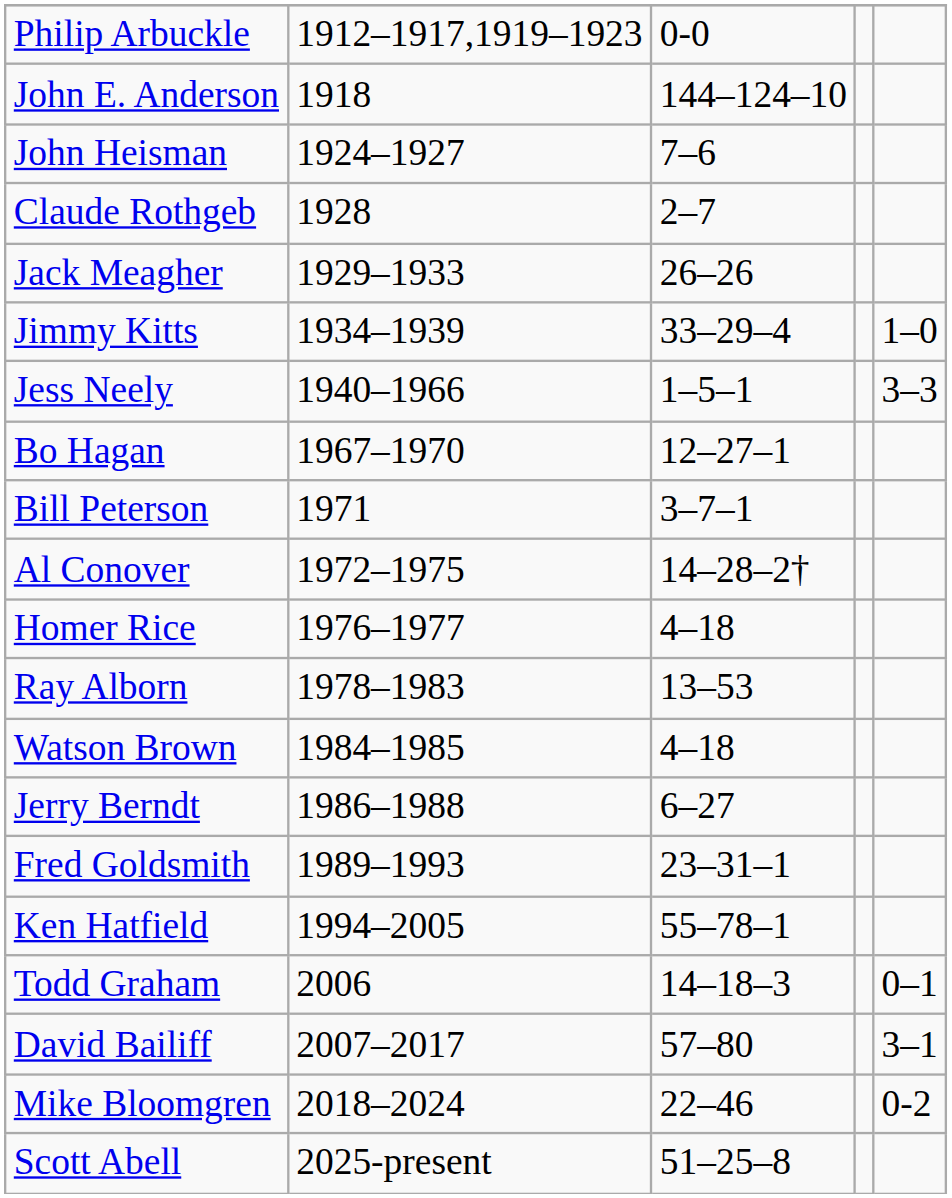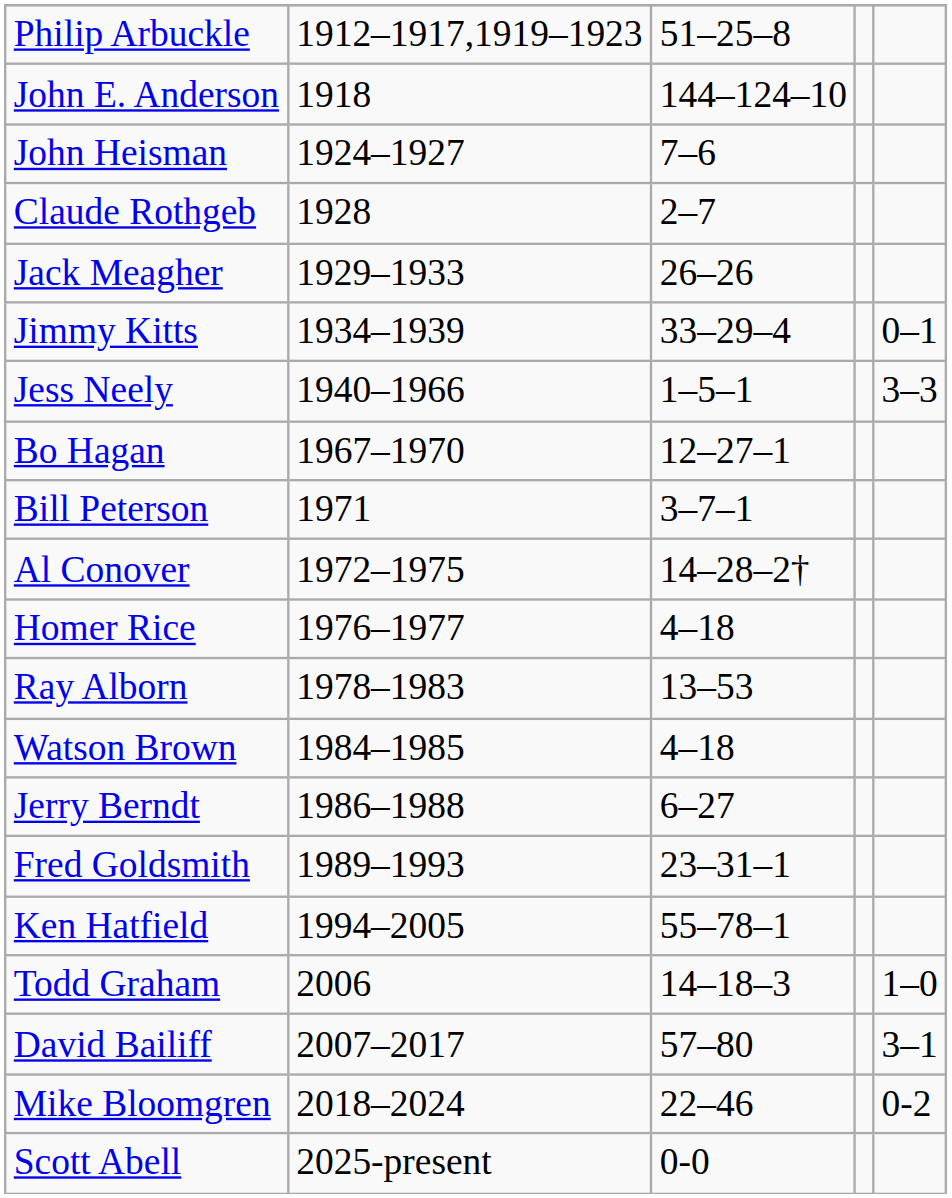(685, 34) 0-0 -> (725, 34) 51–25–8
(910, 331) 1–0 -> (910, 331) 0–1
(910, 984) 0–1 -> (910, 984) 1–0
(725, 1162) 51–25–8 -> (685, 1162) 0-0
